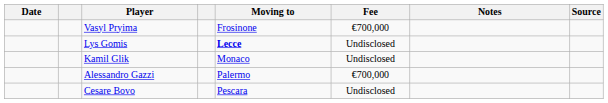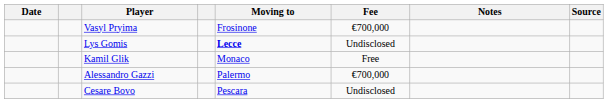(370, 59) Undisclosed -> (370, 59) Free
